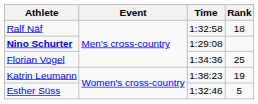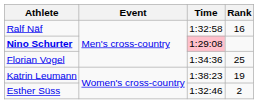(239, 28) 18 -> (239, 28) 16
(206, 44) no background -> (206, 44) pink background
(239, 91) 5 -> (239, 91) 2
